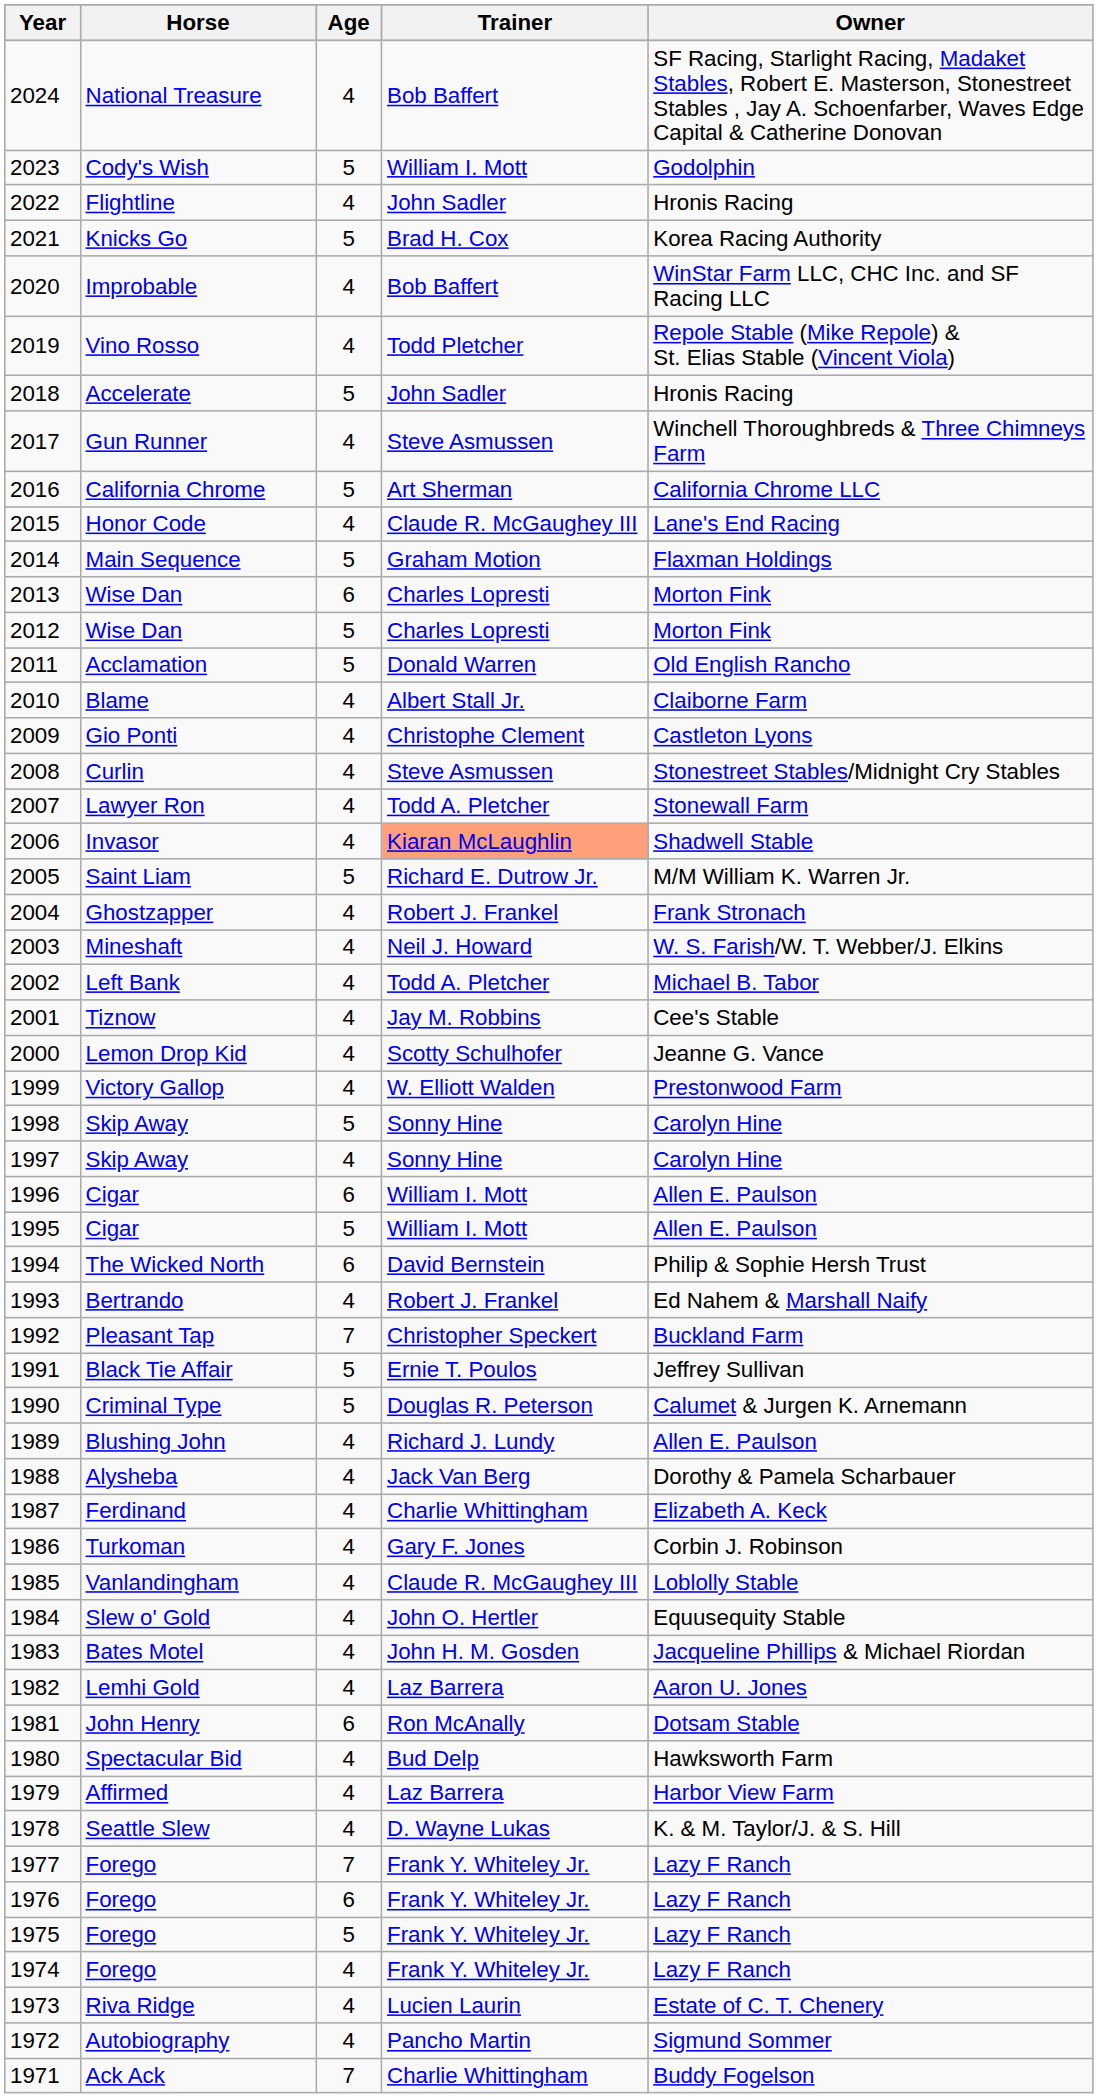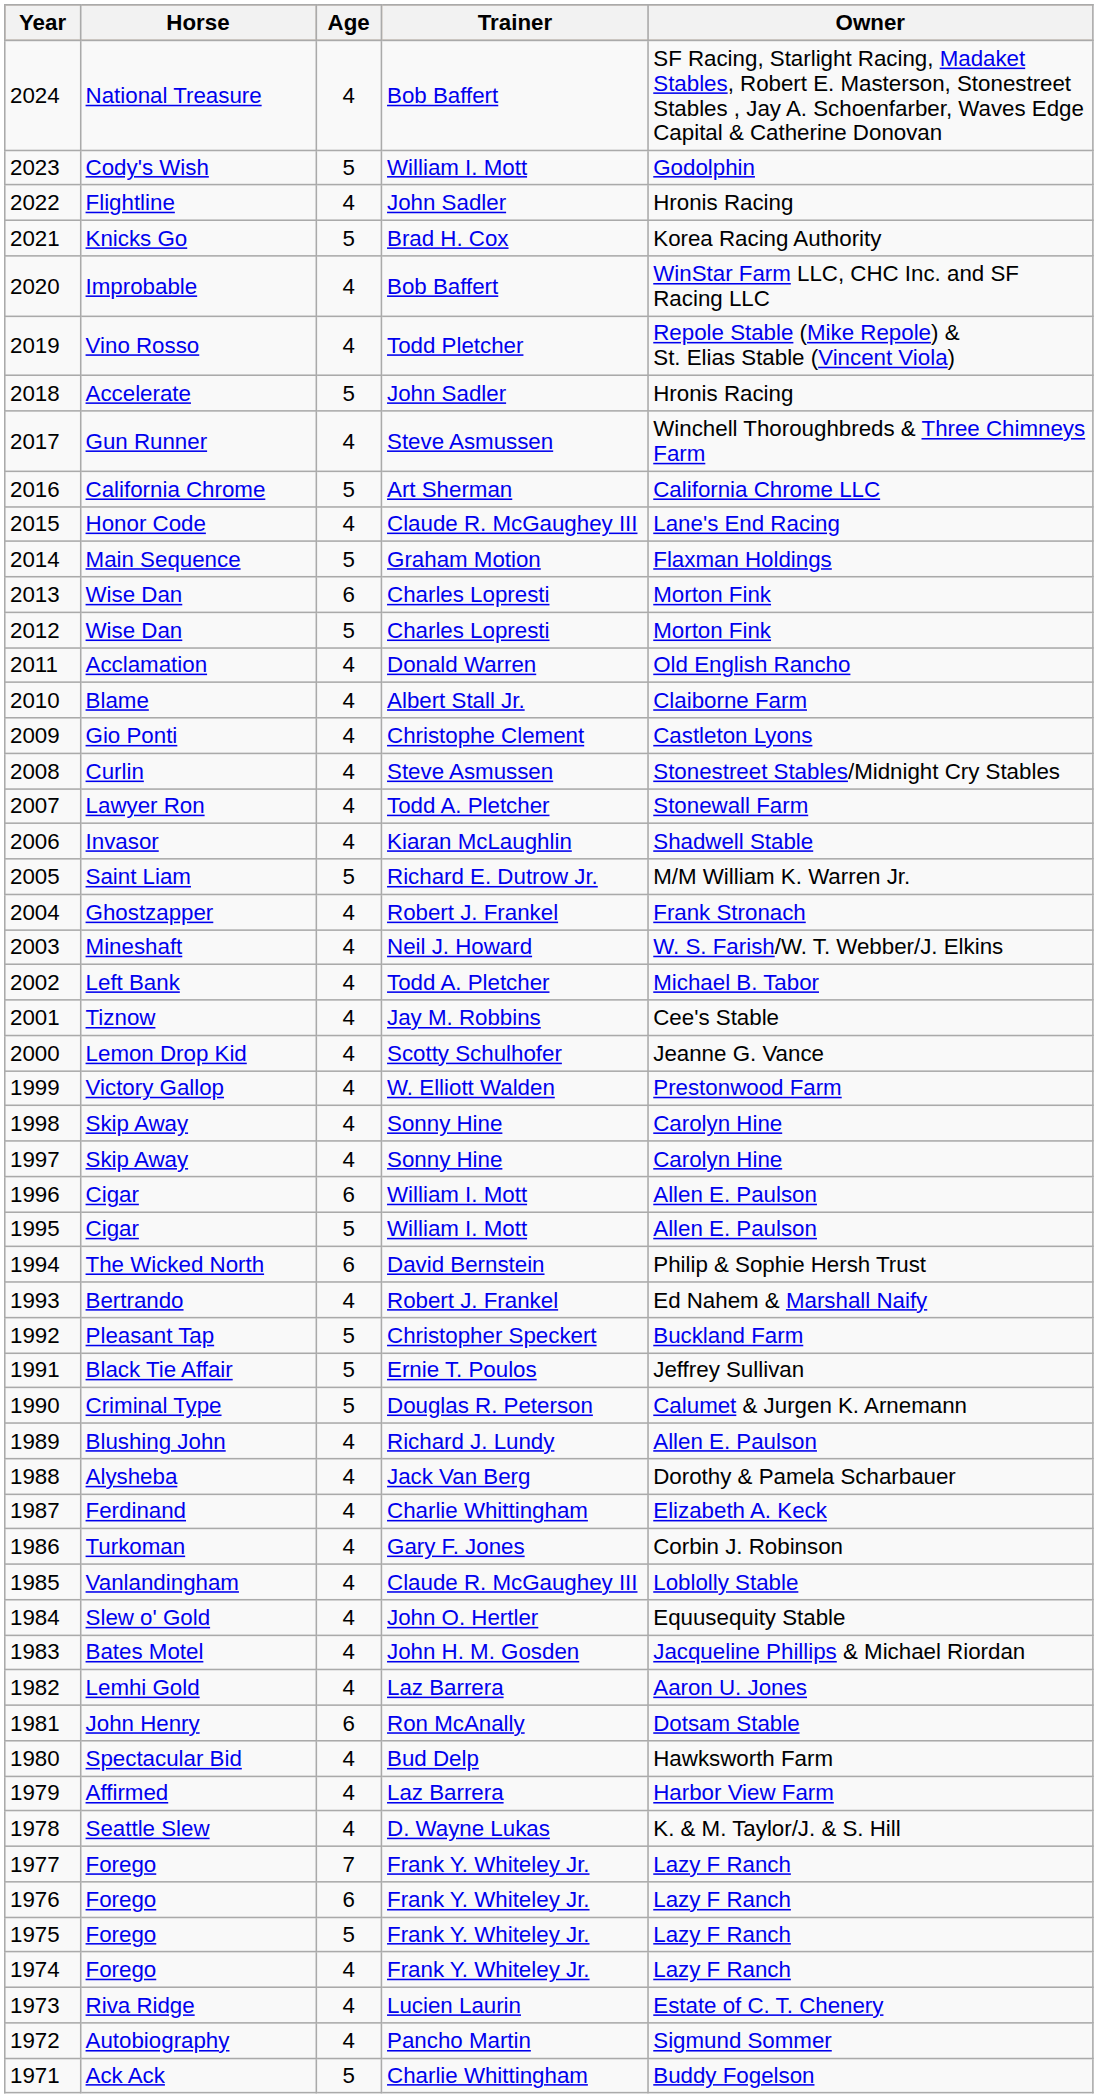(349, 665) 5 -> (349, 665) 4
(479, 842) lightsalmon background -> (479, 842) no background
(349, 1124) 5 -> (349, 1124) 4
(349, 1335) 7 -> (349, 1335) 5
(349, 2076) 7 -> (349, 2076) 5
